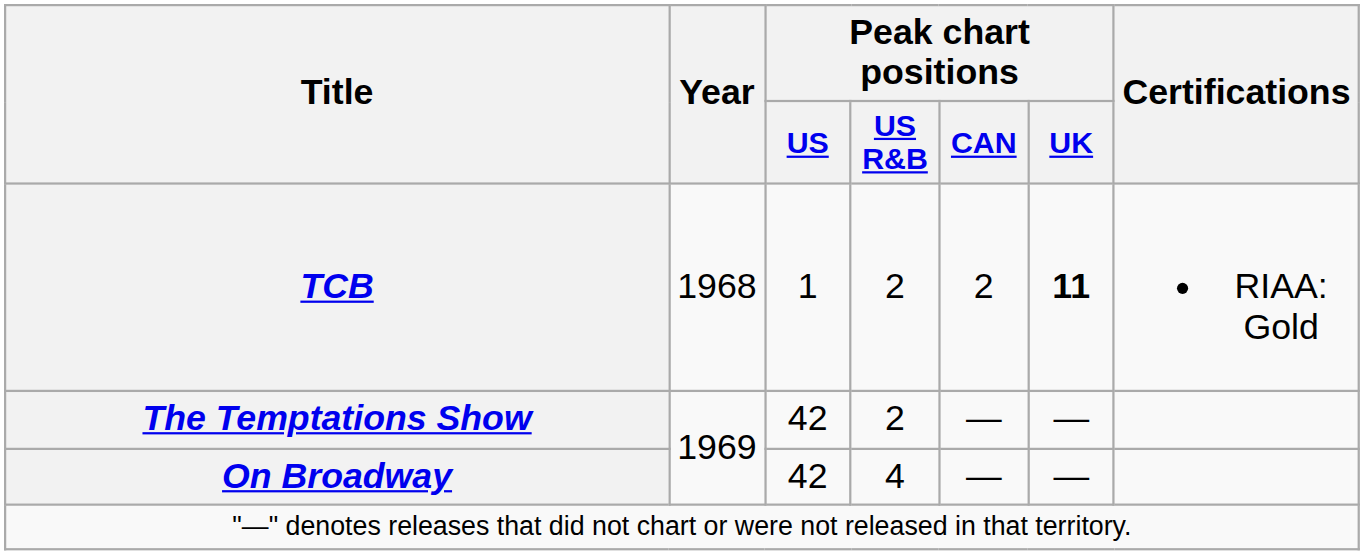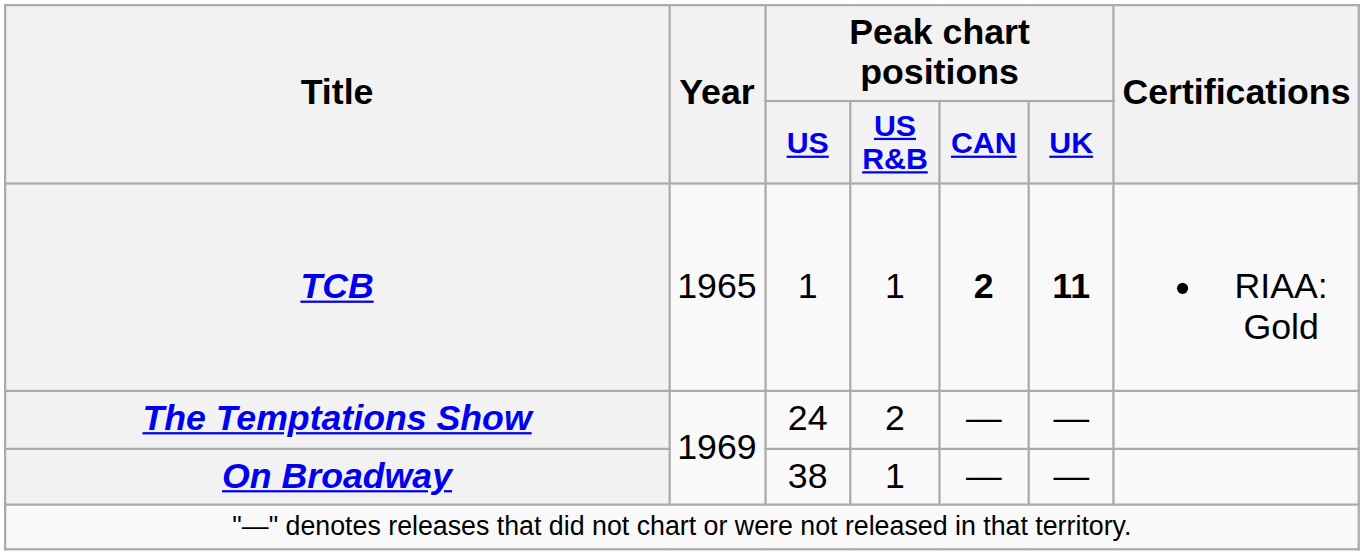(717, 286) 1968 -> (717, 286) 1965
(895, 286) 2 -> (895, 286) 1
(984, 286) normal -> (984, 286) bold
(808, 419) 42 -> (808, 419) 24
(808, 475) 42 -> (808, 475) 38
(895, 475) 4 -> (895, 475) 1
